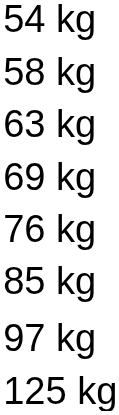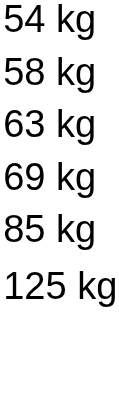- row: (50, 229)
- row: (50, 338)
